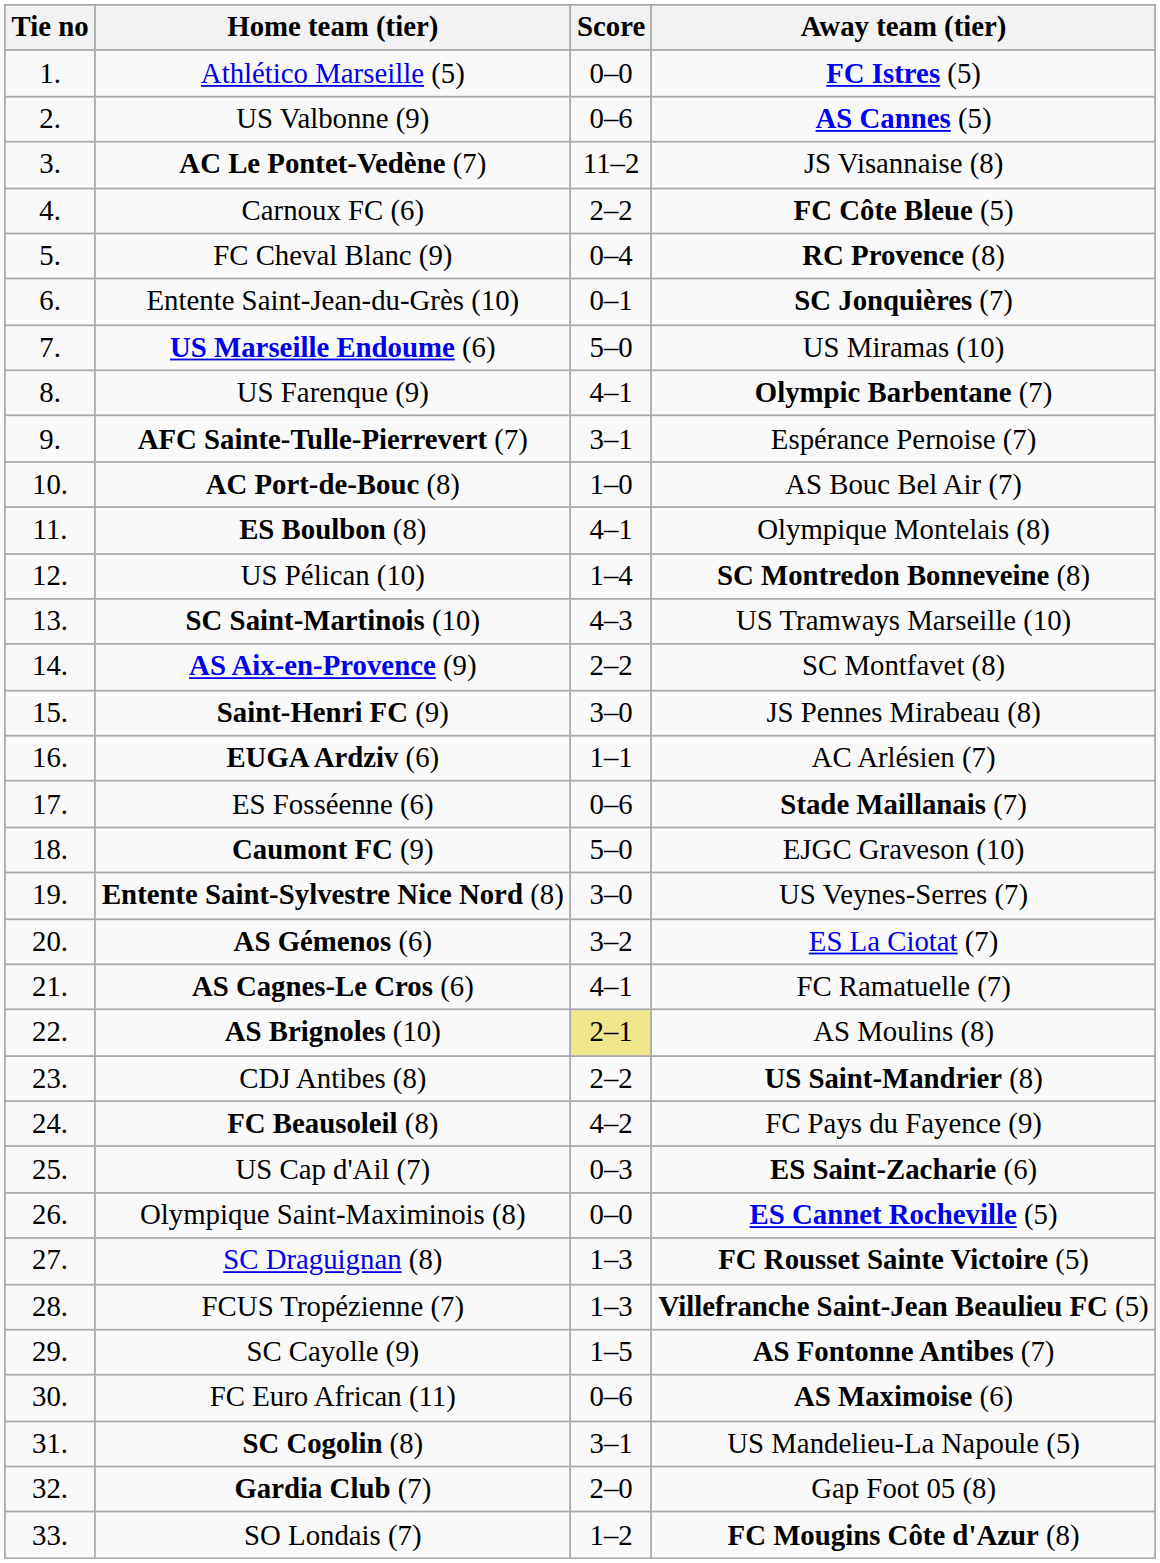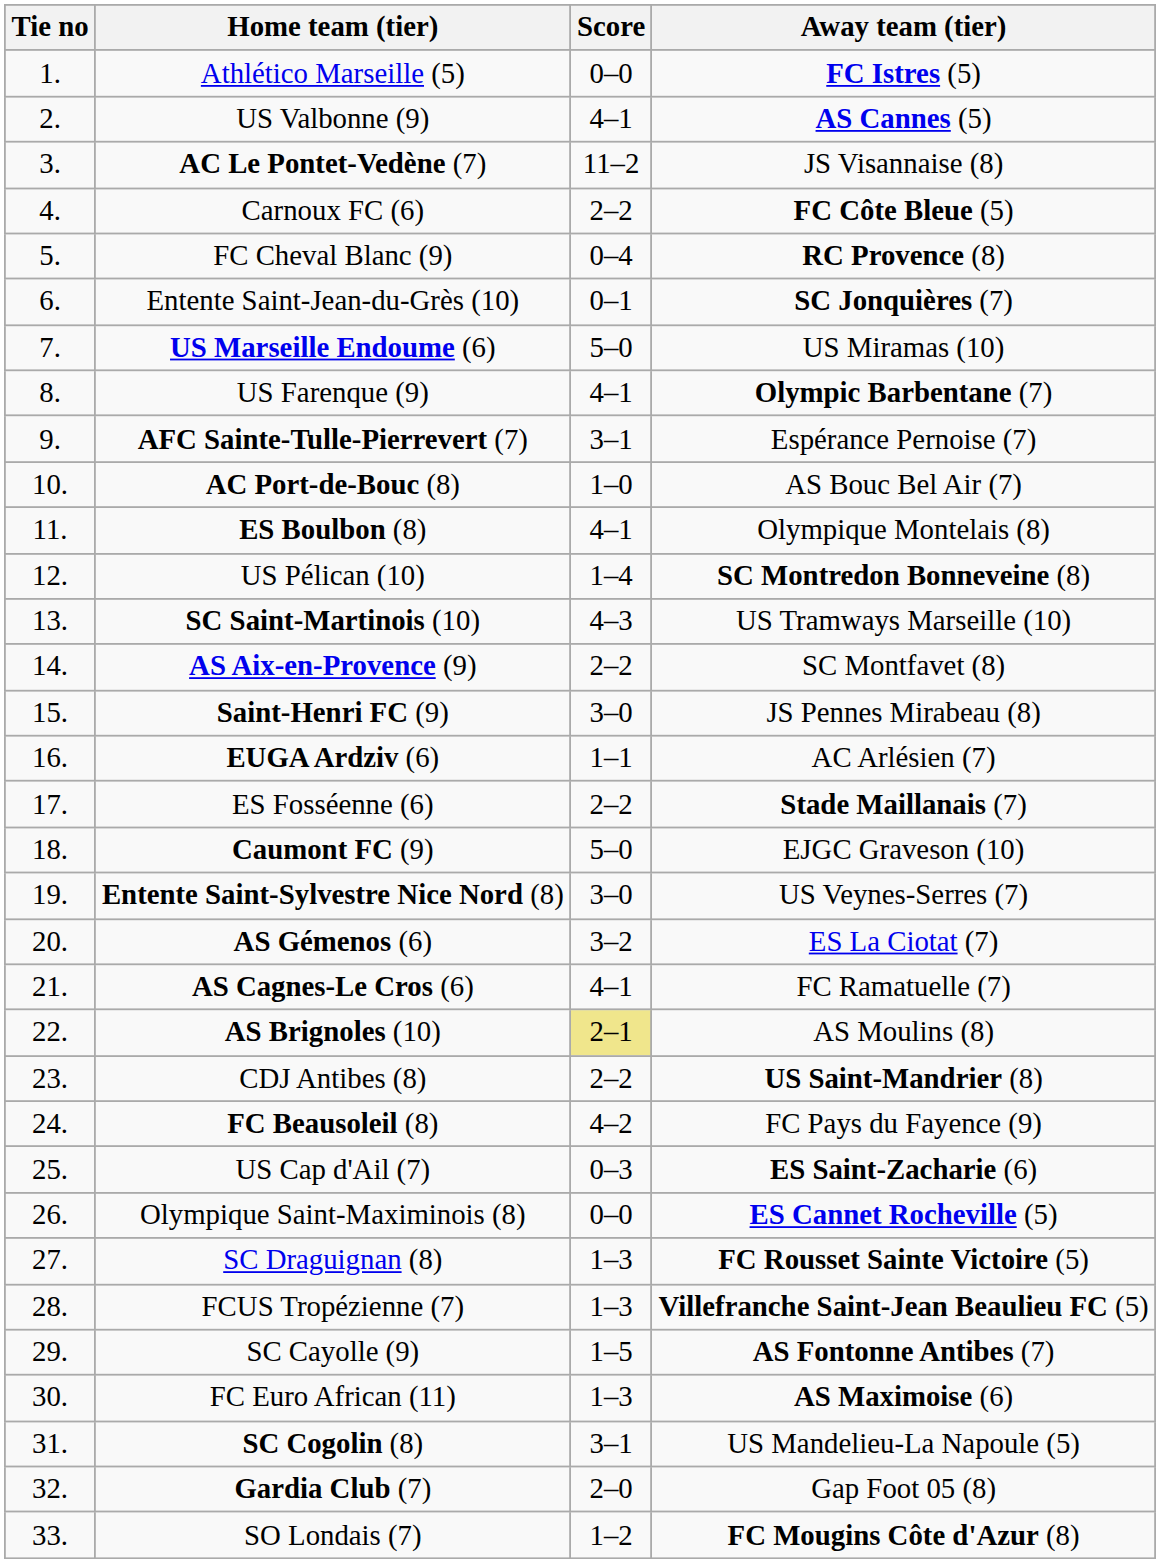(611, 118) 0–6 -> (611, 118) 4–1
(611, 803) 0–6 -> (611, 803) 2–2
(611, 1397) 0–6 -> (611, 1397) 1–3
